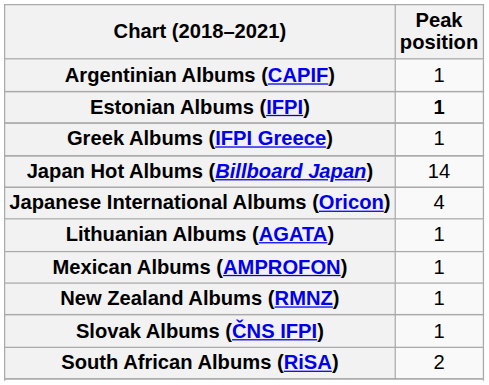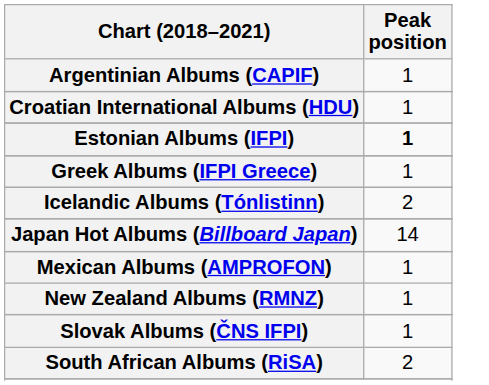+ row: (184, 107)
+ row: (184, 203)
- row: (200, 203)
- row: (200, 235)
